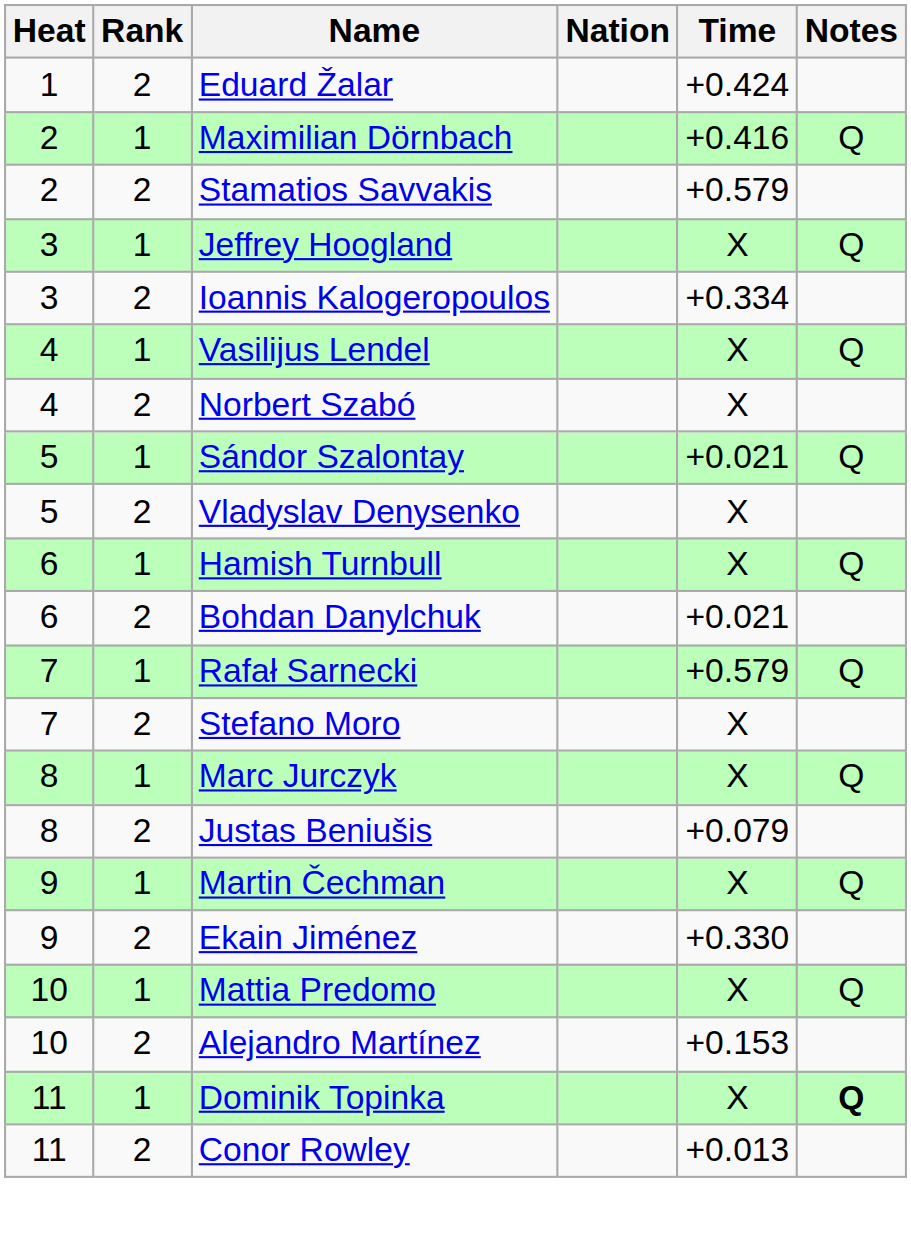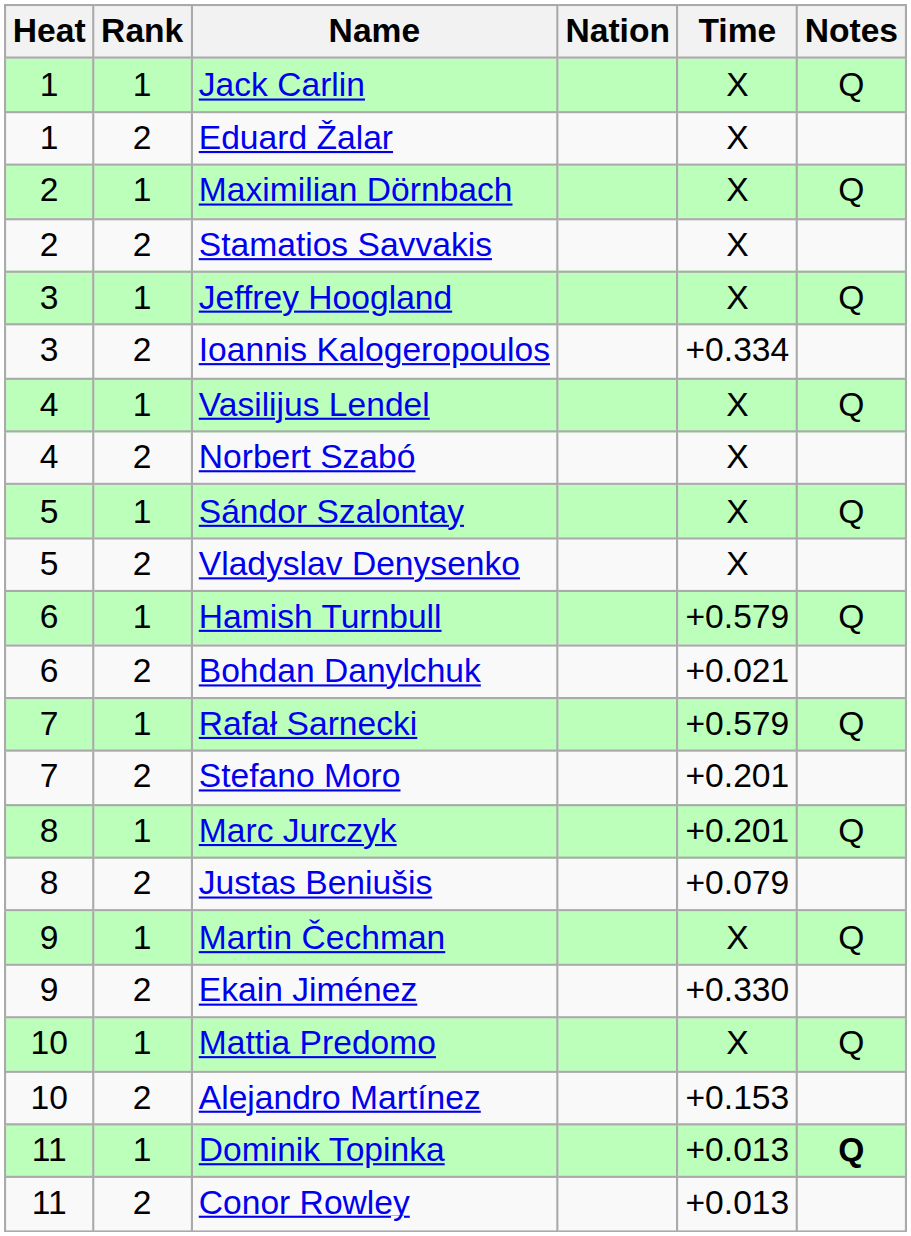+ row: (282, 84)
(737, 84) +0.424 -> (737, 137) X
(737, 137) +0.416 -> (737, 191) X
(737, 191) +0.579 -> (737, 244) X
(737, 457) +0.021 -> (737, 510) X
(737, 564) X -> (737, 617) +0.579
(737, 723) X -> (737, 777) +0.201
(737, 777) X -> (737, 830) +0.201
(737, 1096) X -> (737, 1150) +0.013
